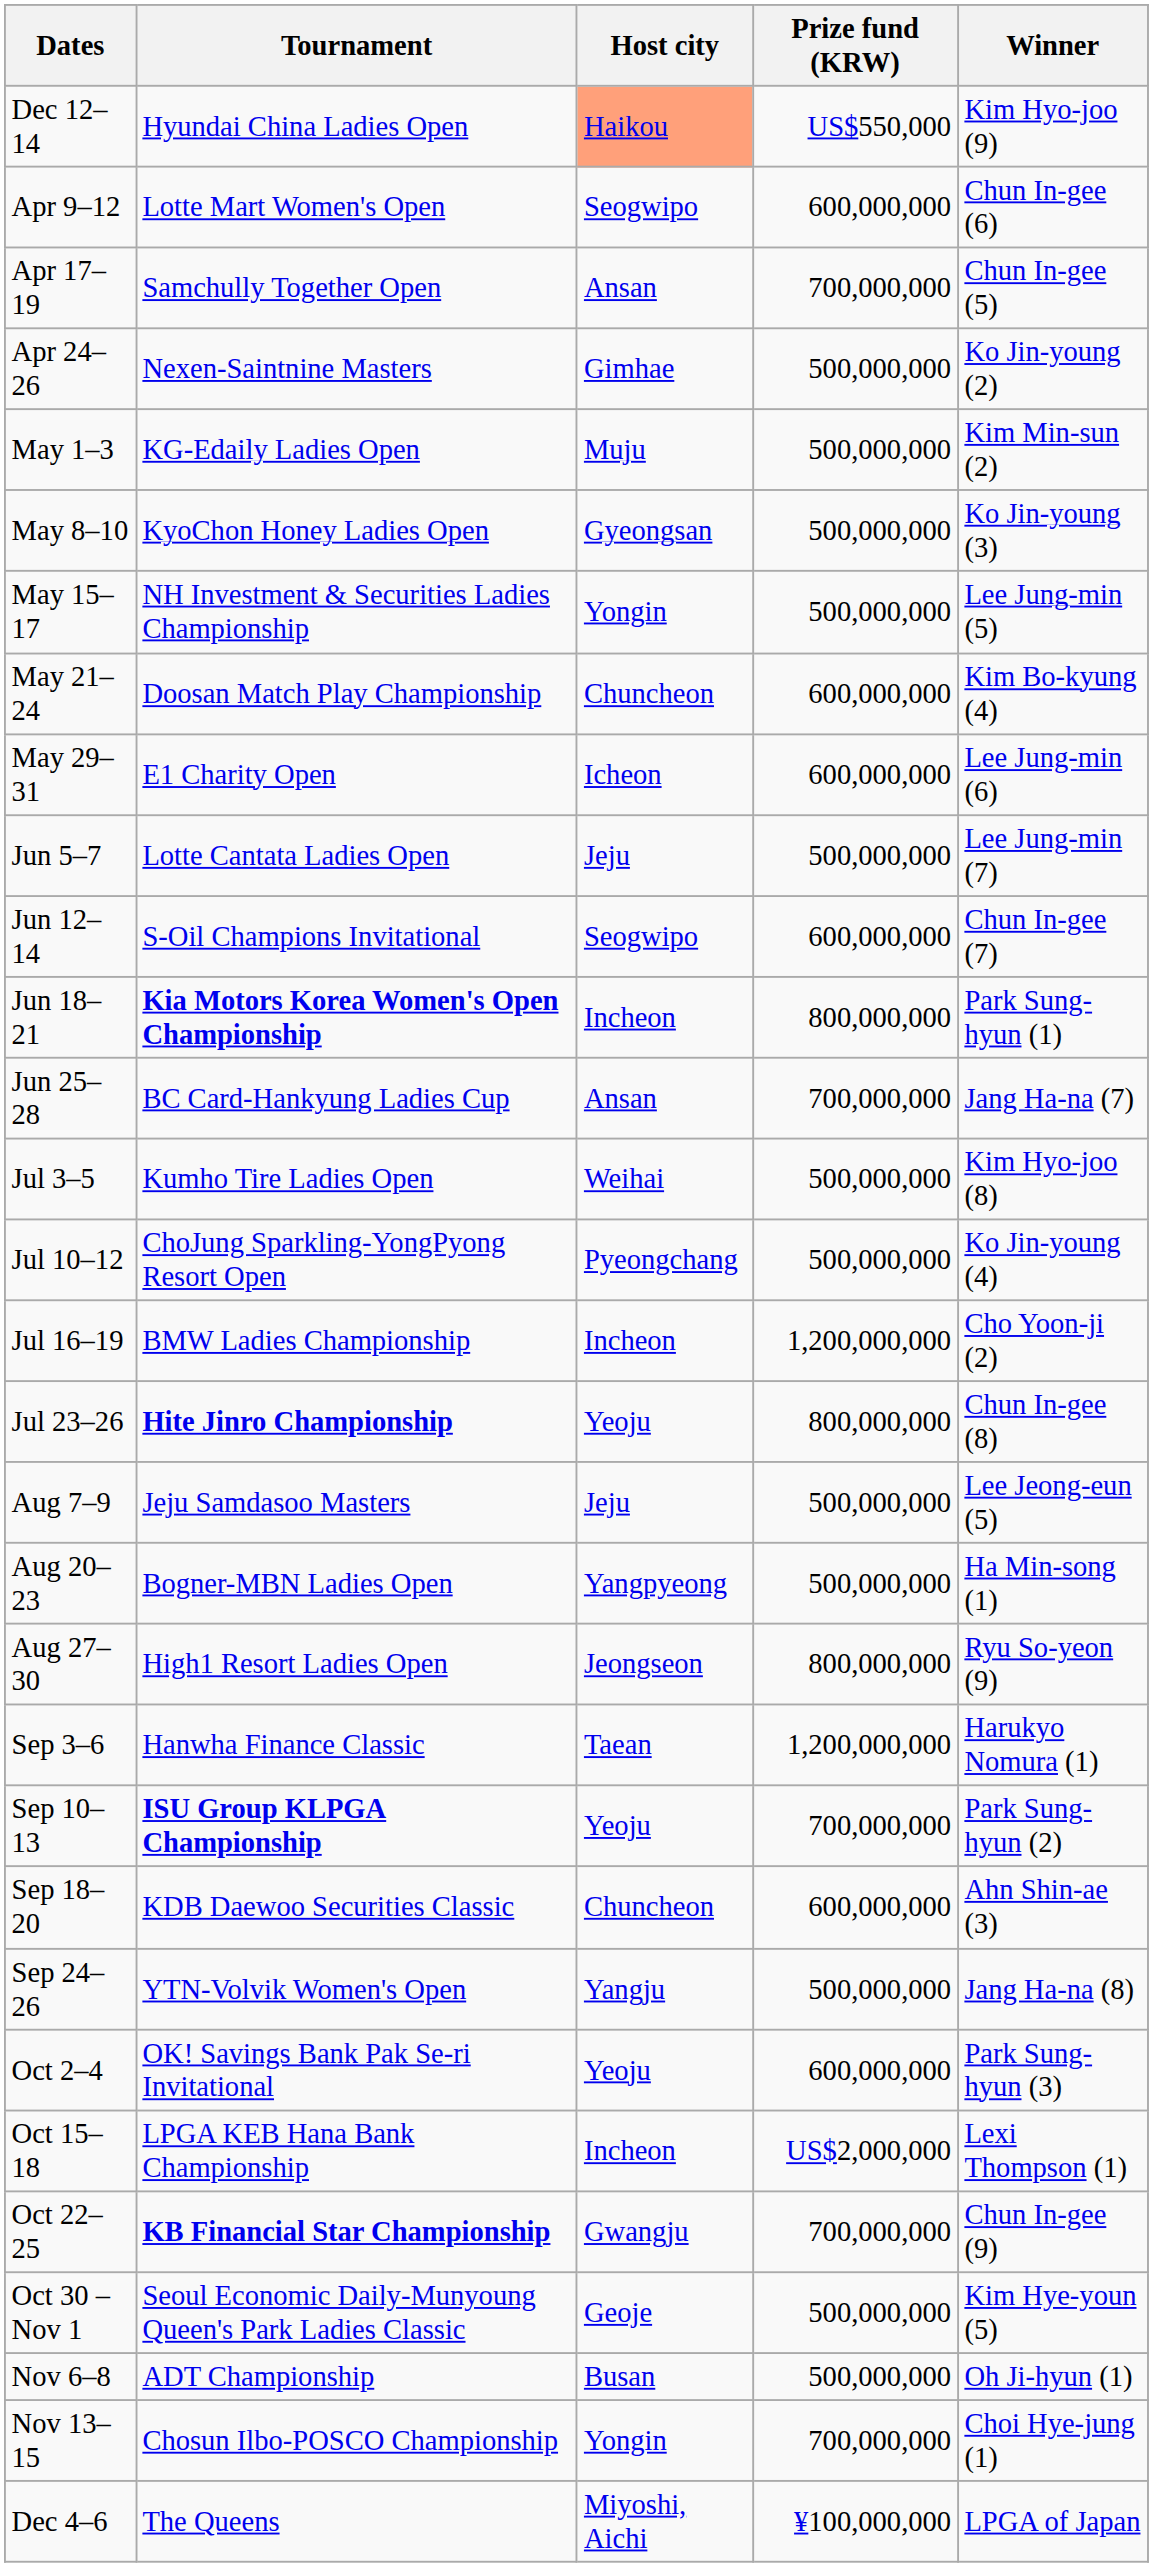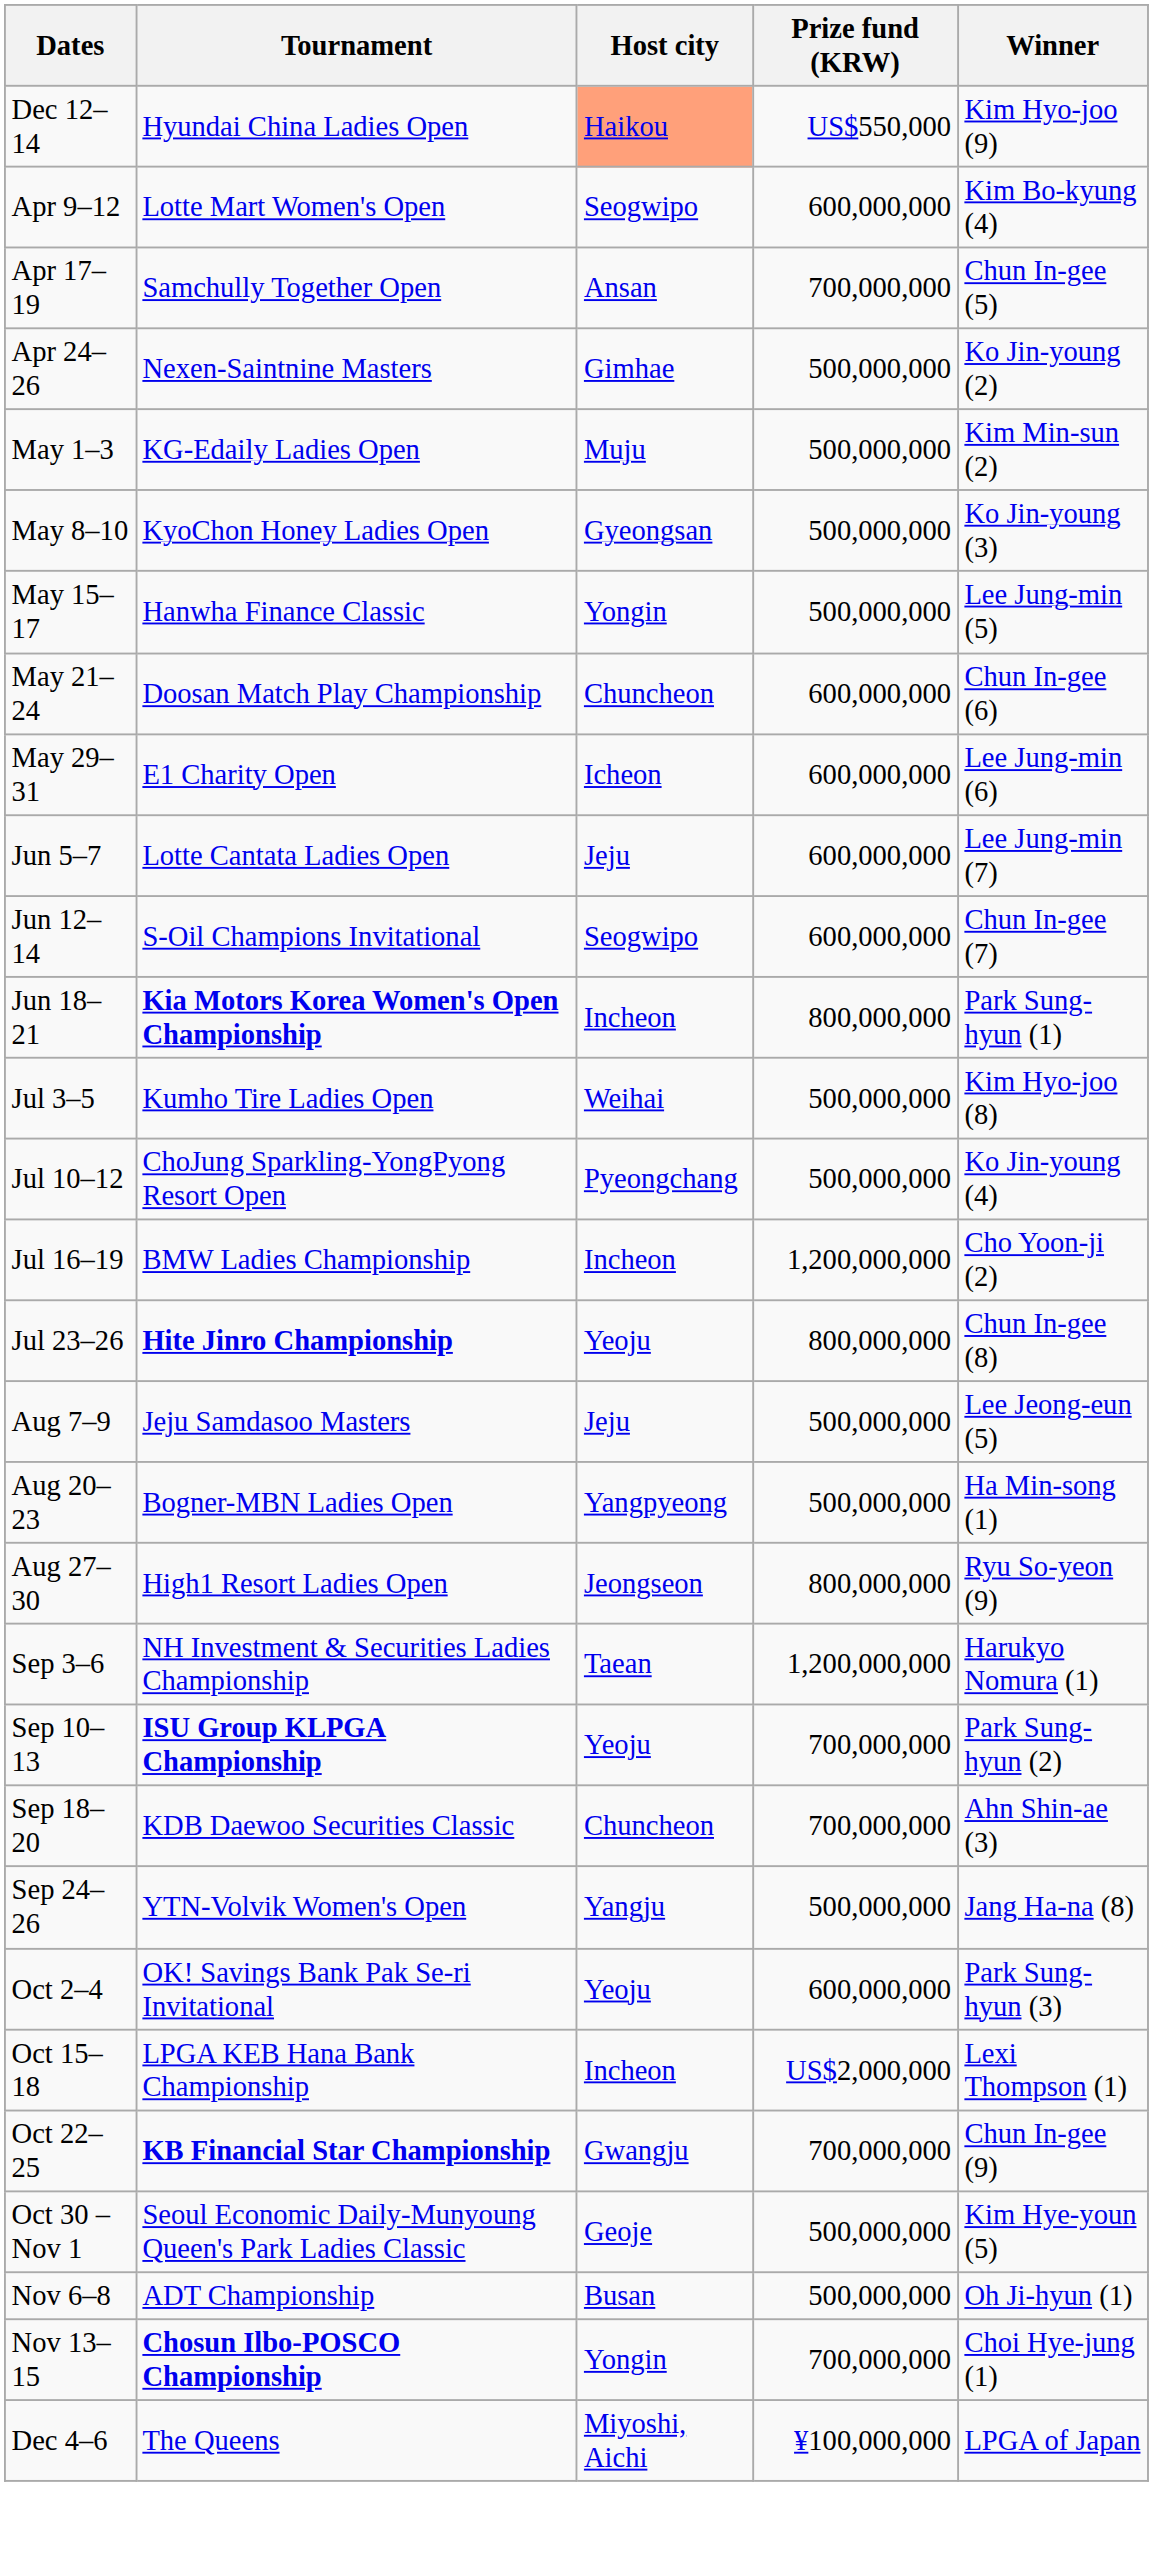(1035, 207) Chun In-gee (6) -> (1050, 207) Kim Bo-kyung (4)
(346, 611) NH Investment & Securities Ladies Championship -> (284, 611) Hanwha Finance Classic
(1050, 692) Kim Bo-kyung (4) -> (1035, 692) Chun In-gee (6)
(880, 854) 500,000,000 -> (880, 854) 600,000,000
- row: (56, 1097)
(284, 1745) Hanwha Finance Classic -> (346, 1664) NH Investment & Securities Ladies Championship
(880, 1907) 600,000,000 -> (880, 1826) 700,000,000
(350, 2440) normal -> (271, 2359) bold
